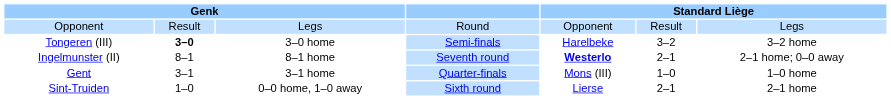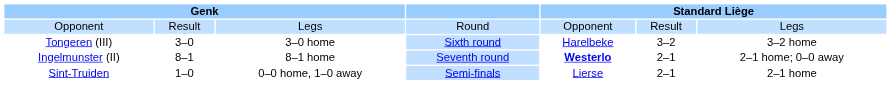(184, 42) bold -> (184, 42) normal
(473, 42) Semi-finals -> (473, 42) Sixth round
- row: (79, 73)
(473, 88) Sixth round -> (473, 73) Semi-finals
